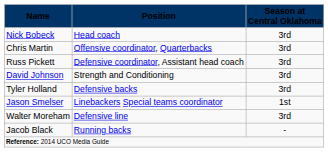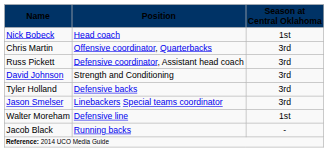(285, 35) 3rd -> (285, 35) 1st
(285, 103) 1st -> (285, 103) 3rd
(285, 117) 3rd -> (285, 117) 1st
